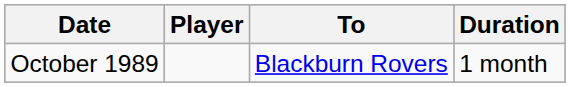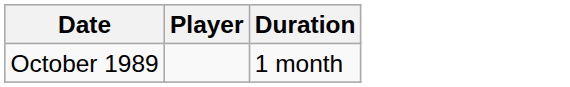- column: (351, 24)
